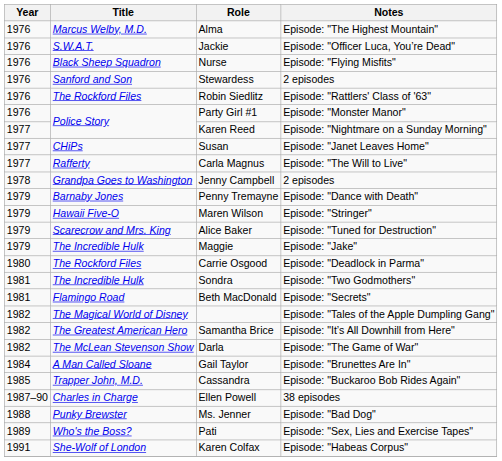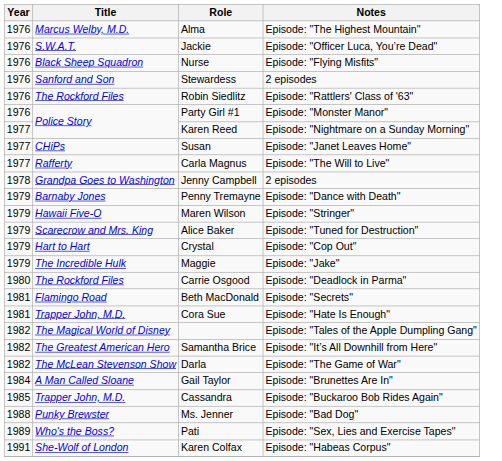+ row: (197, 247)
- row: (216, 280)
+ row: (203, 314)
- row: (227, 398)
